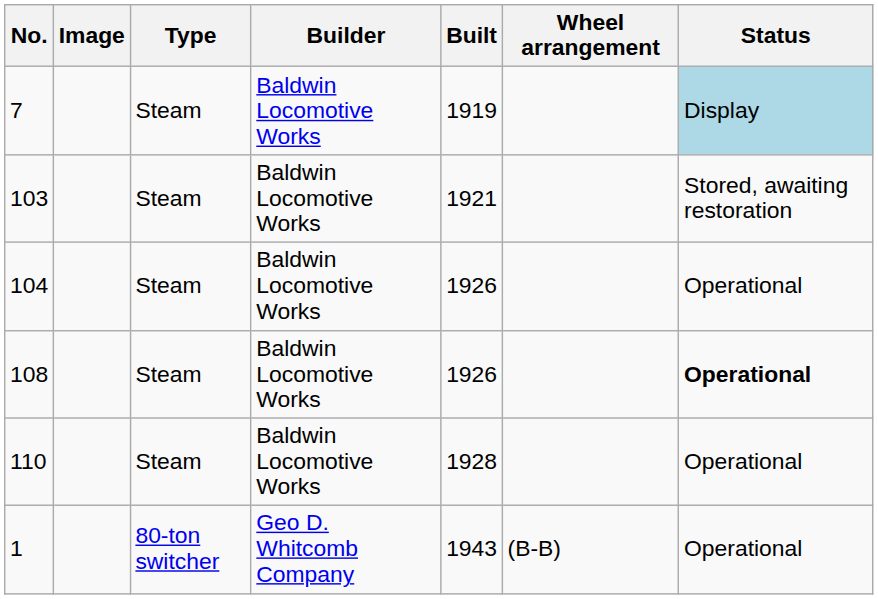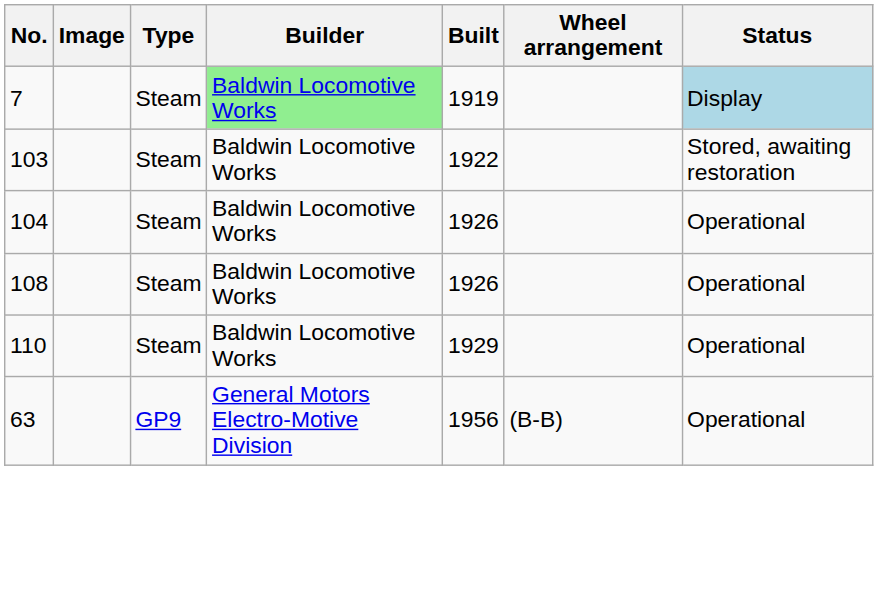(315, 110) no background -> (314, 97) lightgreen background
(472, 198) 1921 -> (473, 159) 1922
(748, 373) bold -> (746, 283) normal
(472, 461) 1928 -> (473, 345) 1929
+ row: (23, 420)
- row: (16, 549)
